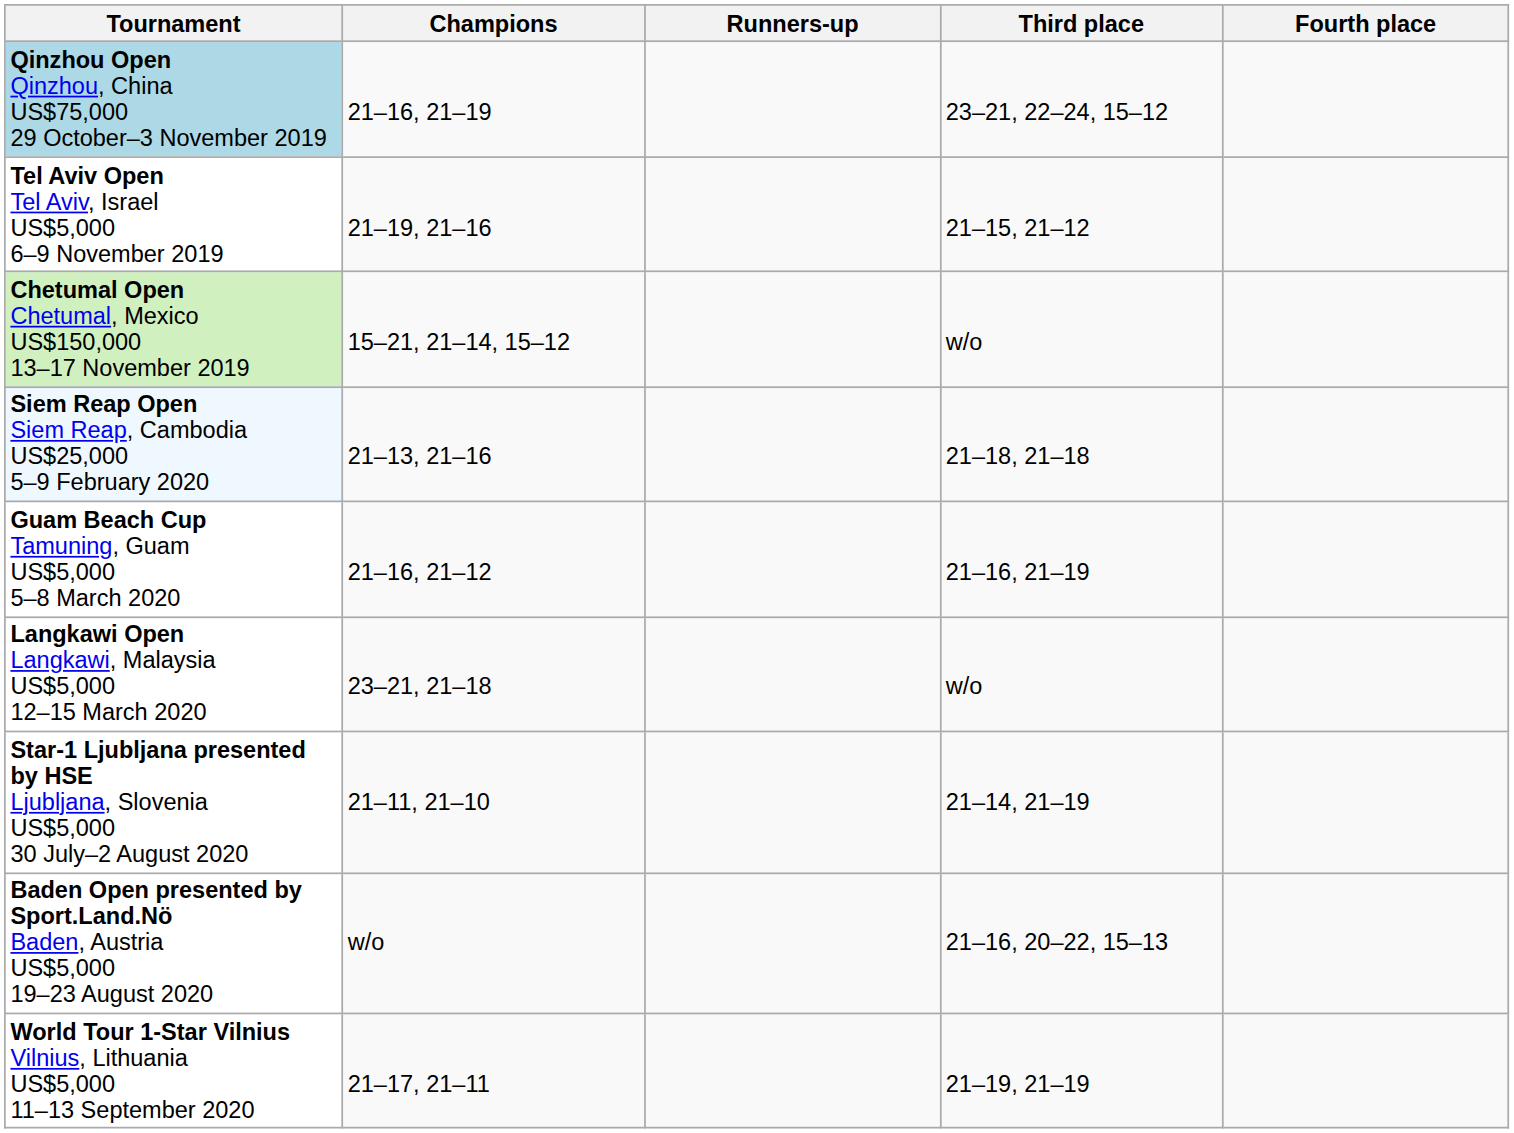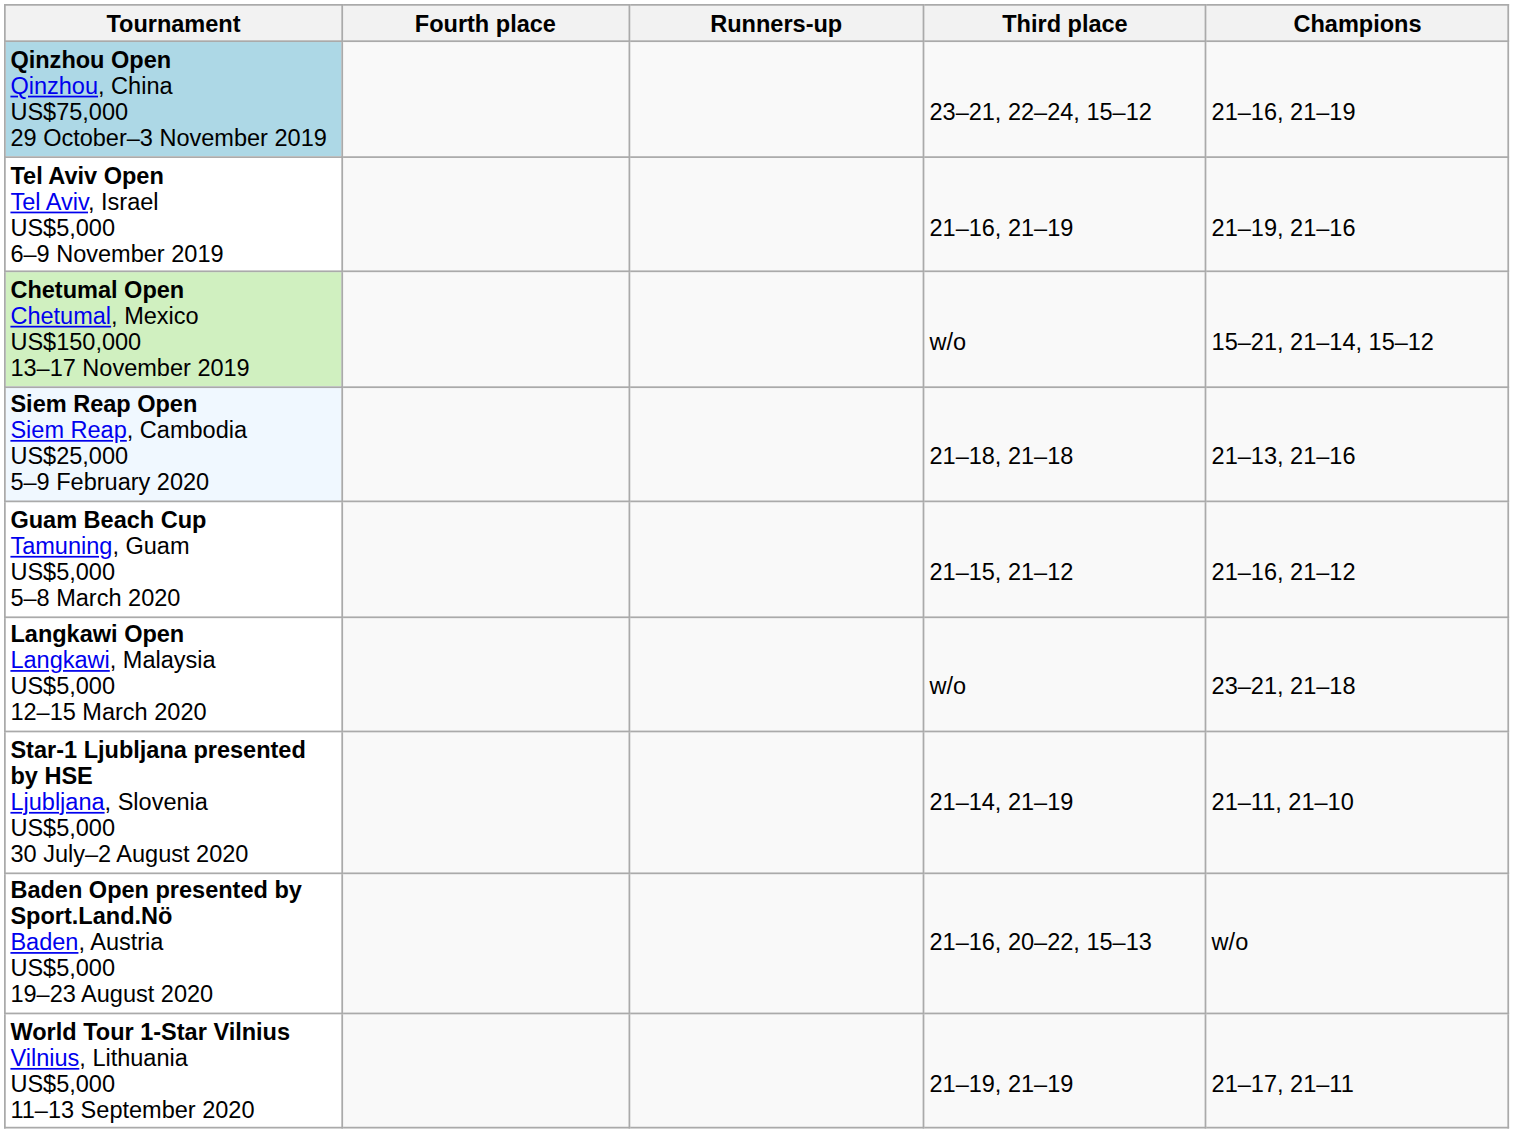columns swapped: (494, 23) <-> (1366, 23)
(1018, 227) 21–15, 21–12 -> (1001, 227) 21–16, 21–19
(1018, 572) 21–16, 21–19 -> (1001, 572) 21–15, 21–12
